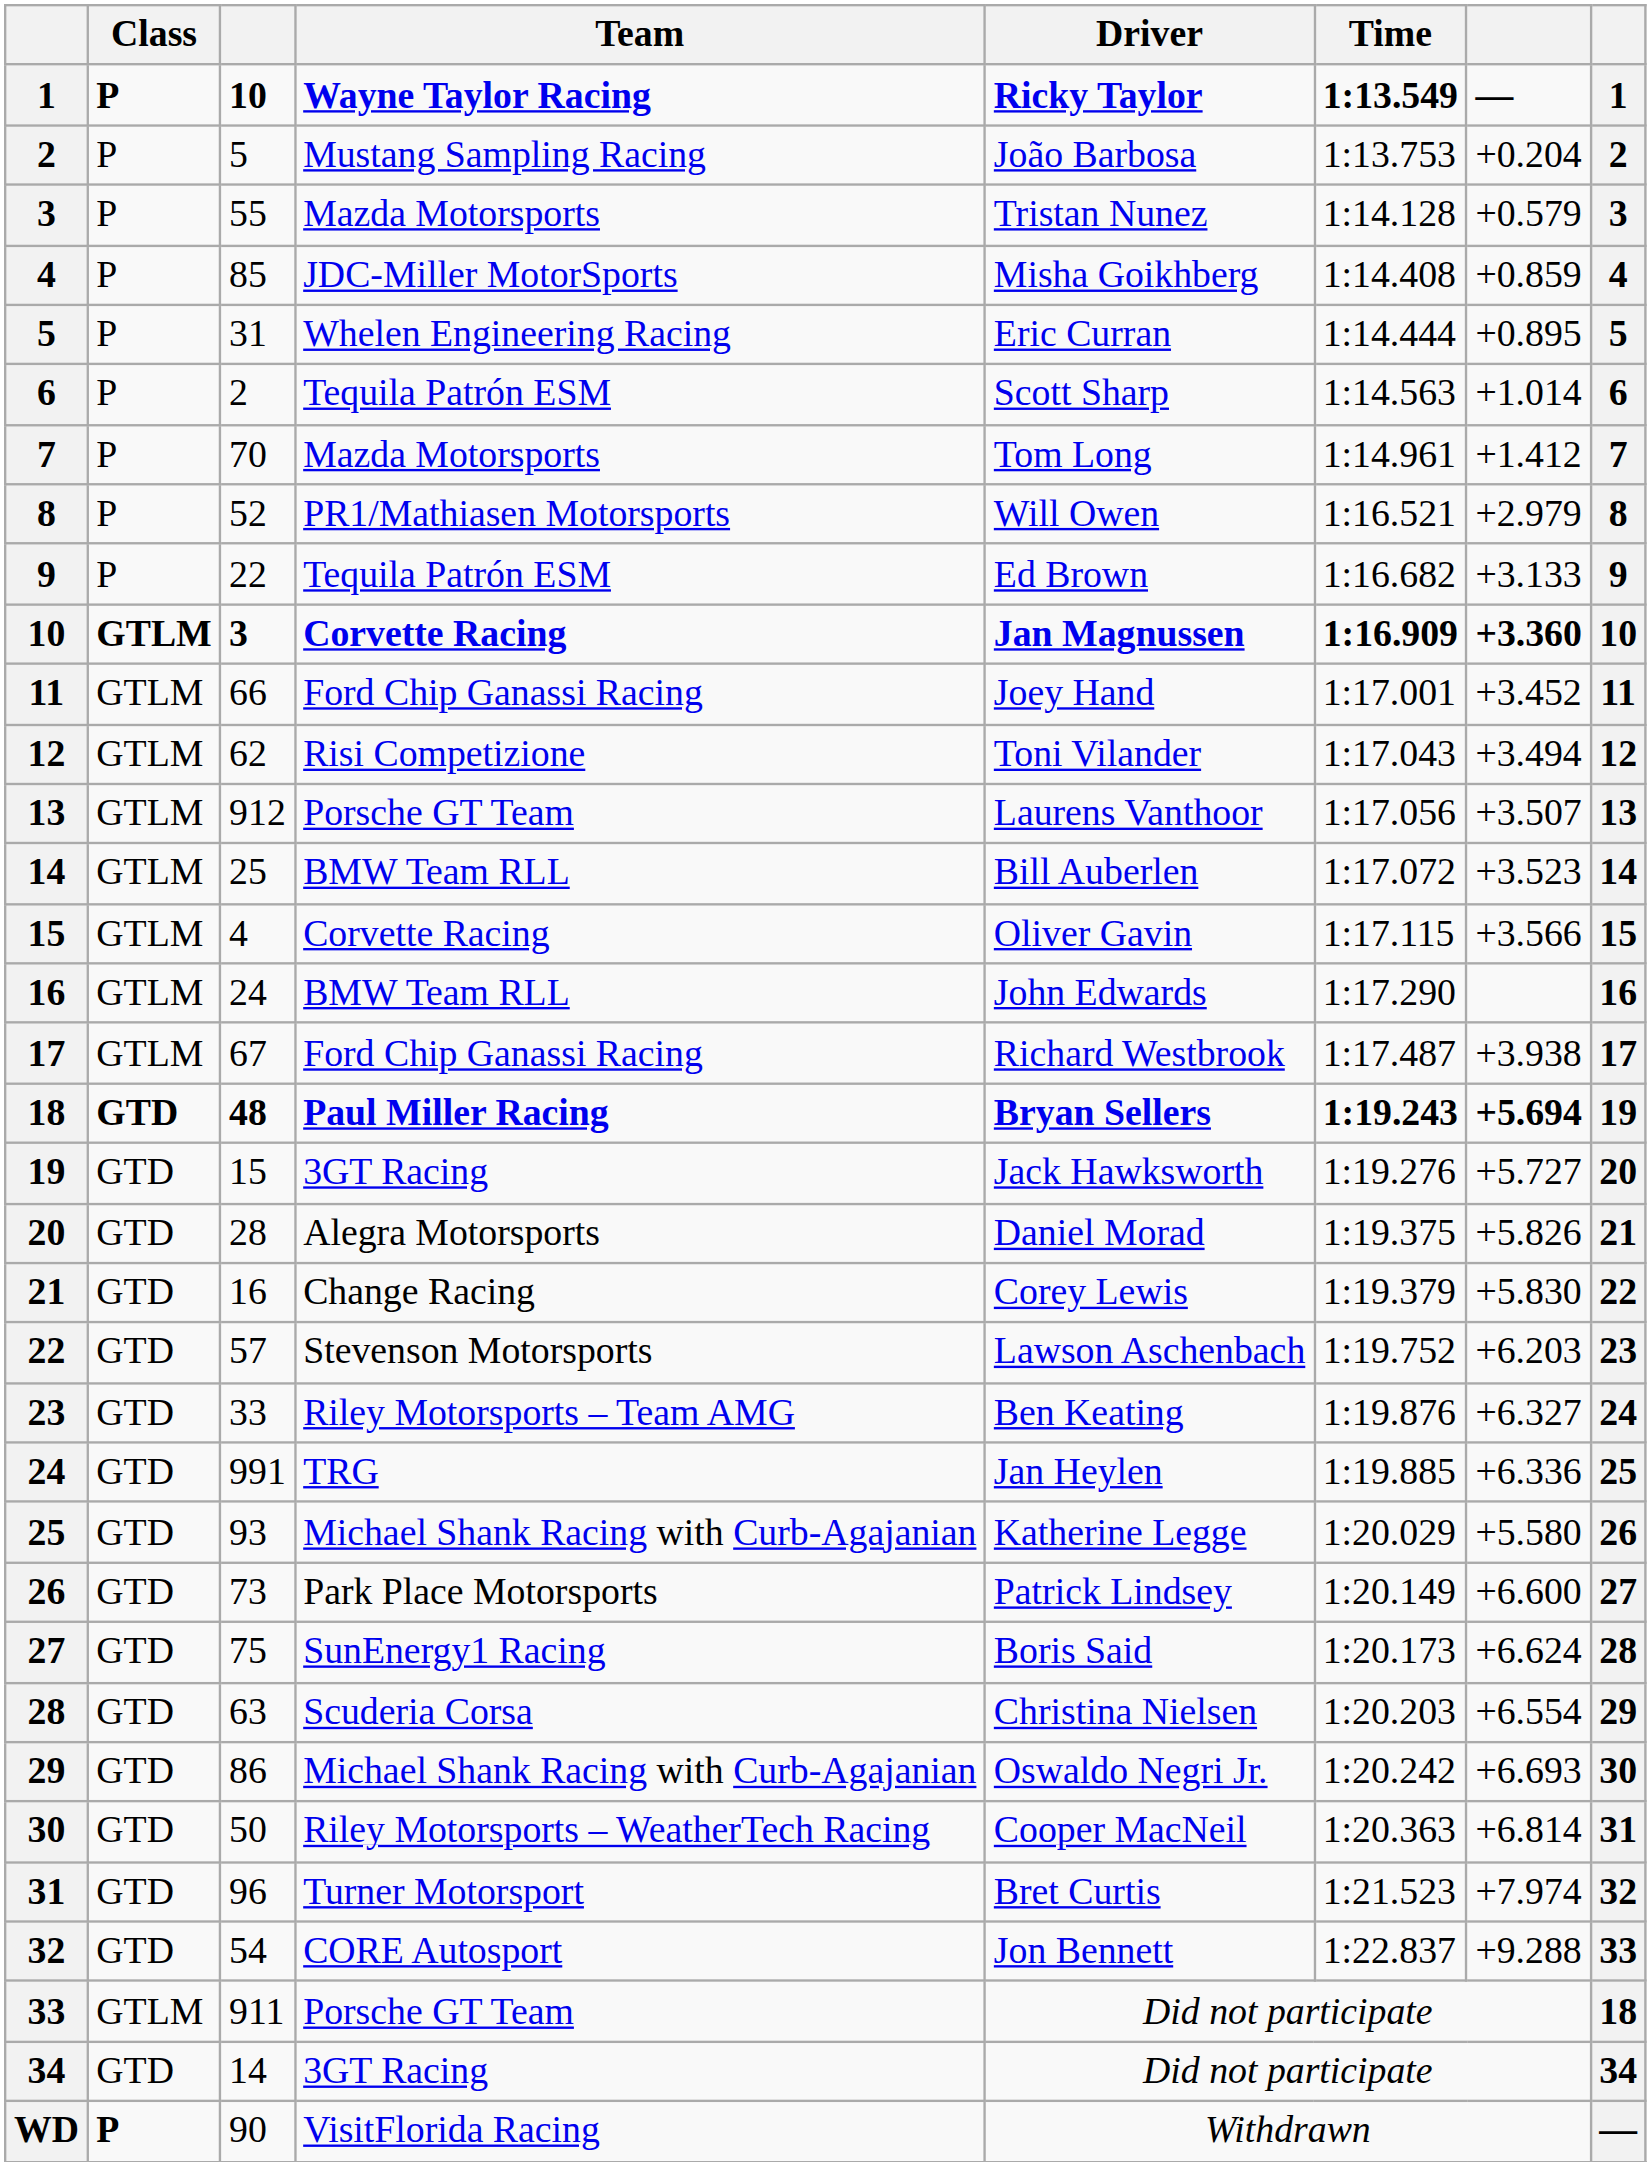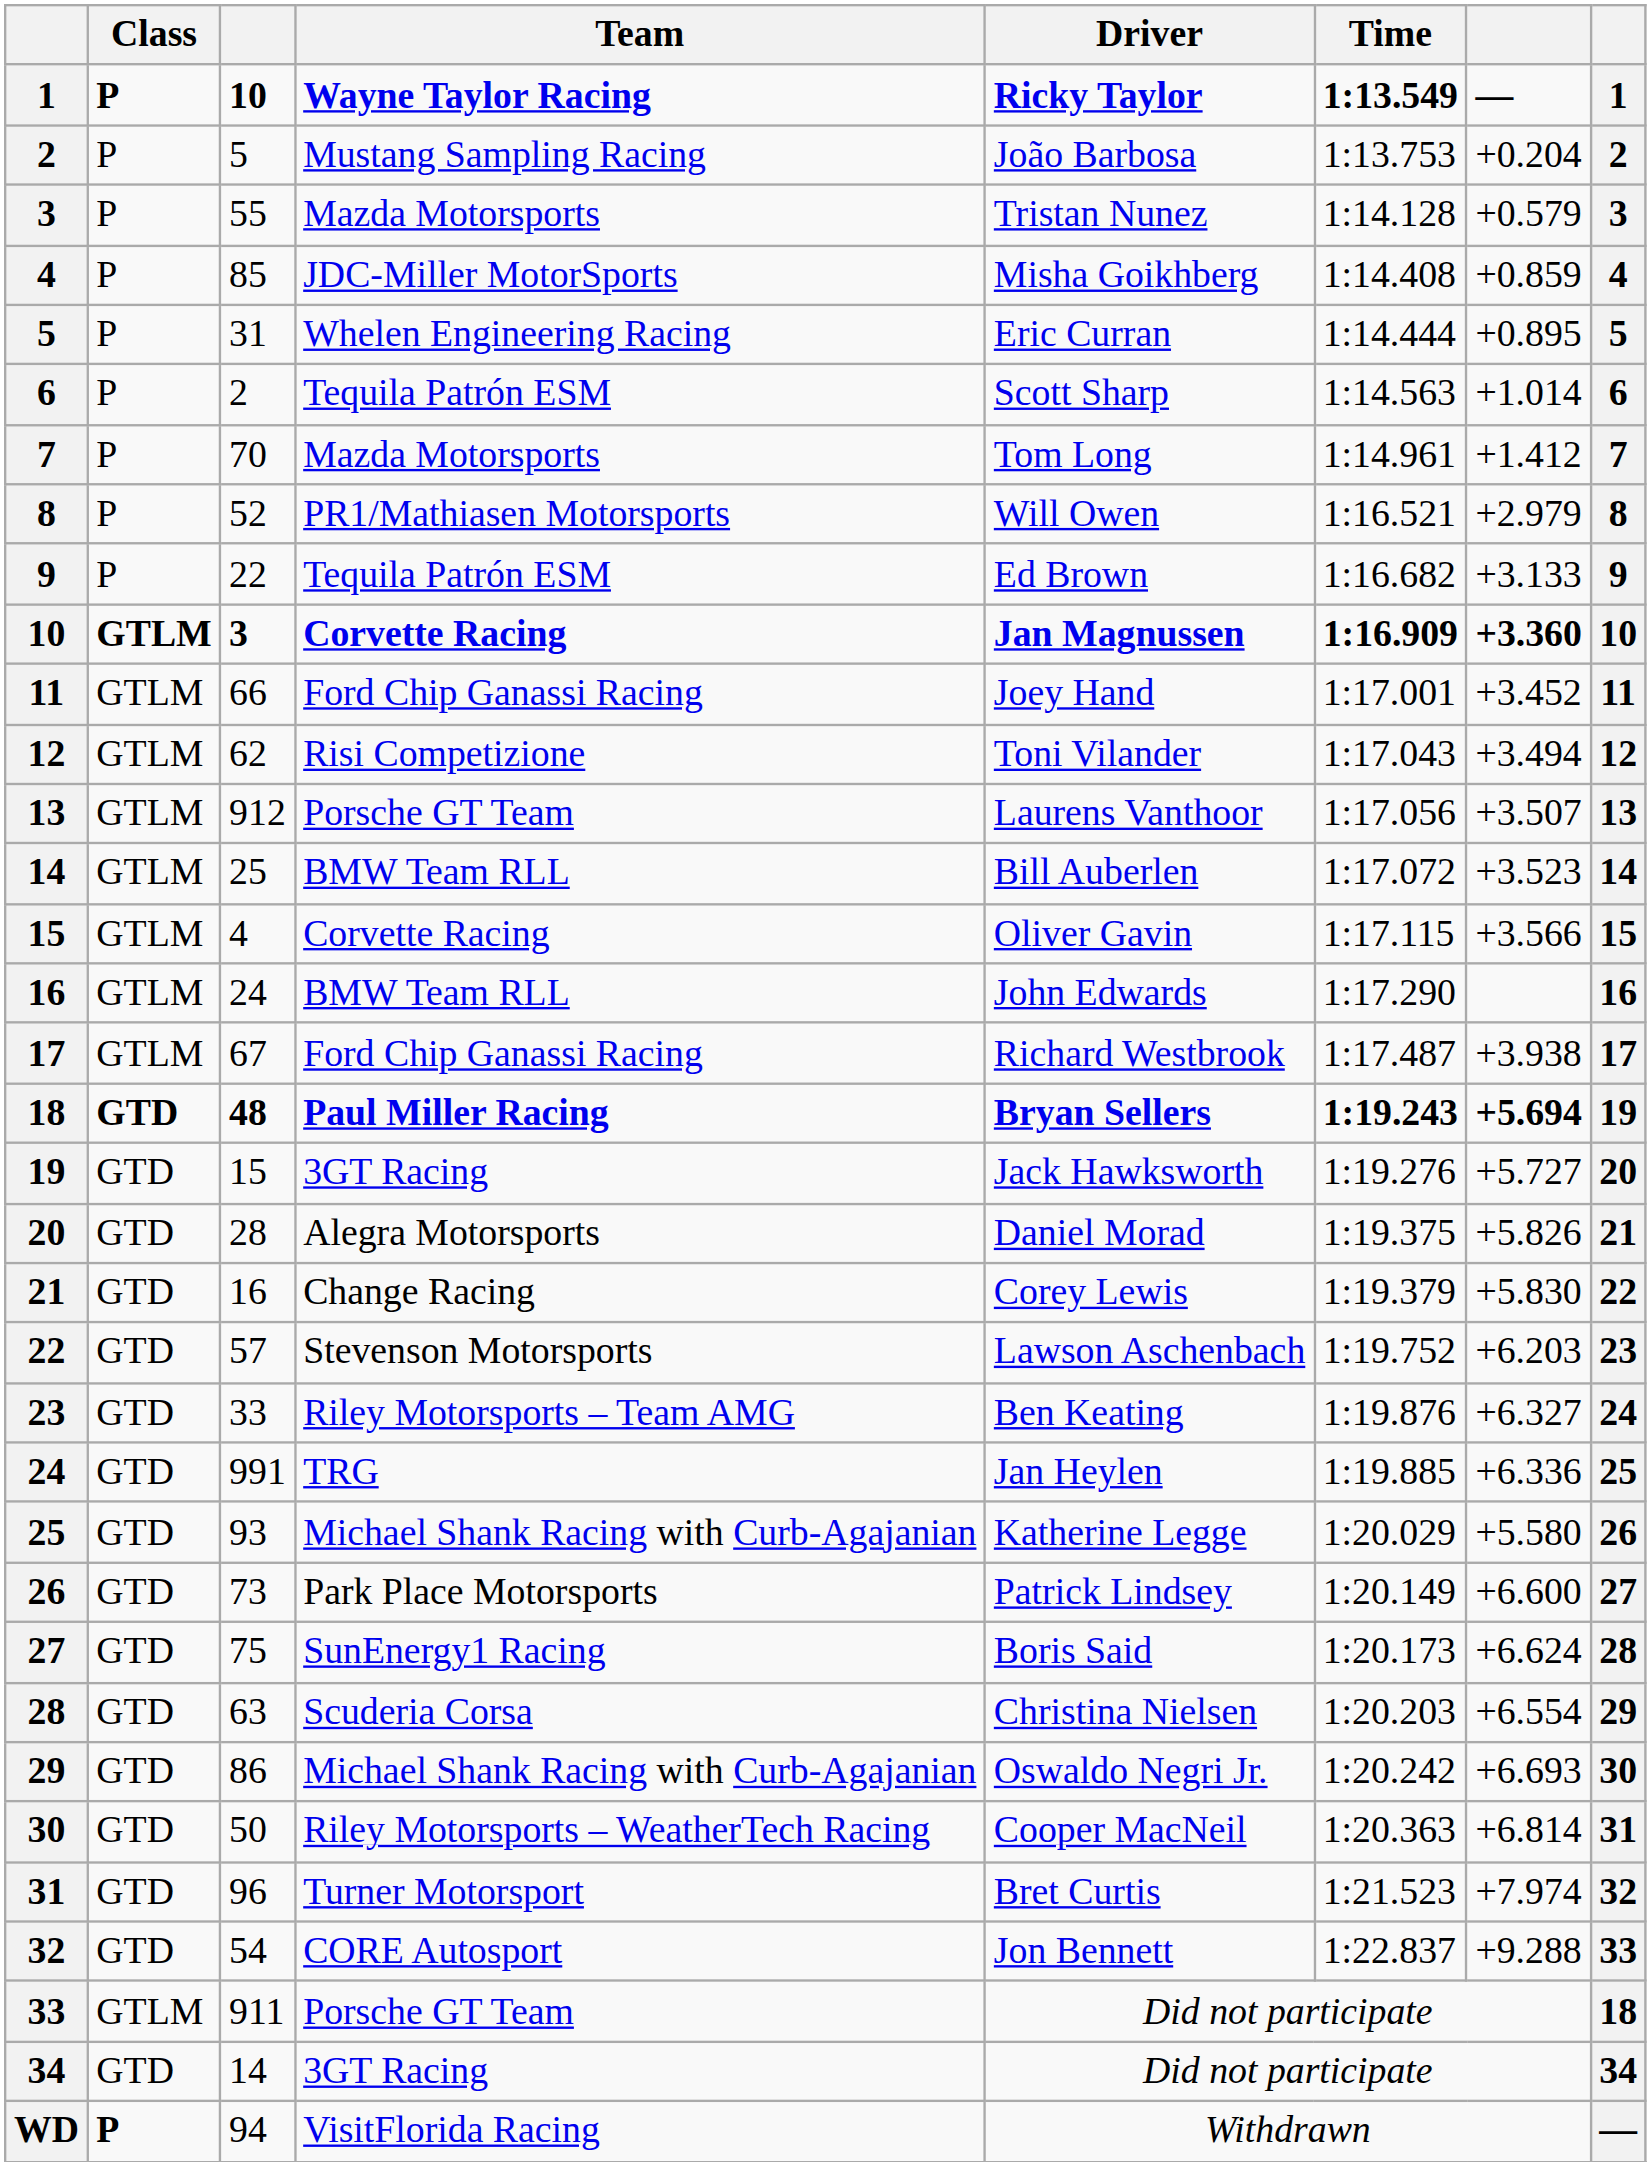(248, 2130) 90 -> (248, 2130) 94
